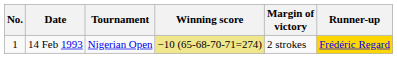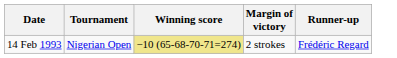- column: (15, 20)
(355, 44) gold background -> (333, 44) no background
